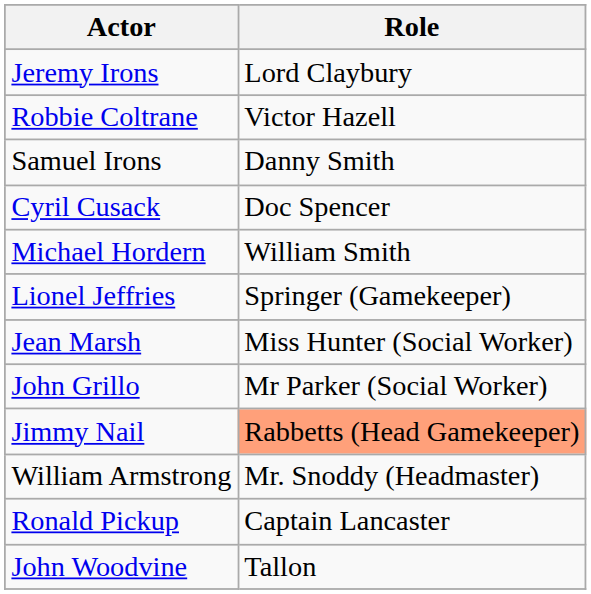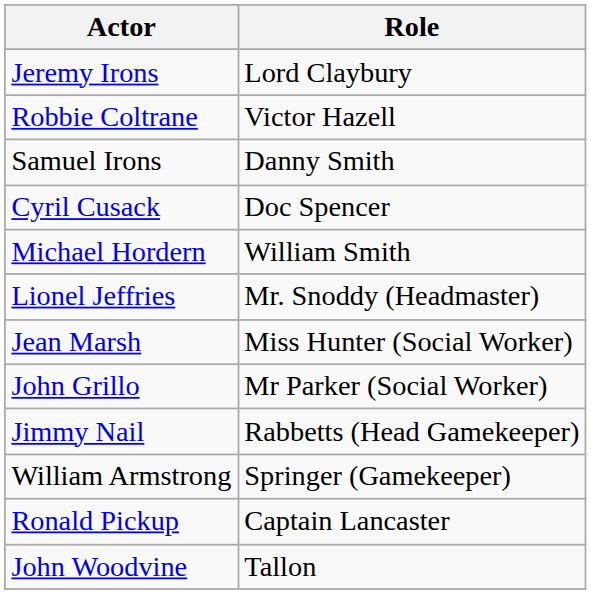(378, 296) Springer (Gamekeeper) -> (392, 296) Mr. Snoddy (Headmaster)
(412, 431) lightsalmon background -> (412, 431) no background
(392, 476) Mr. Snoddy (Headmaster) -> (378, 476) Springer (Gamekeeper)
